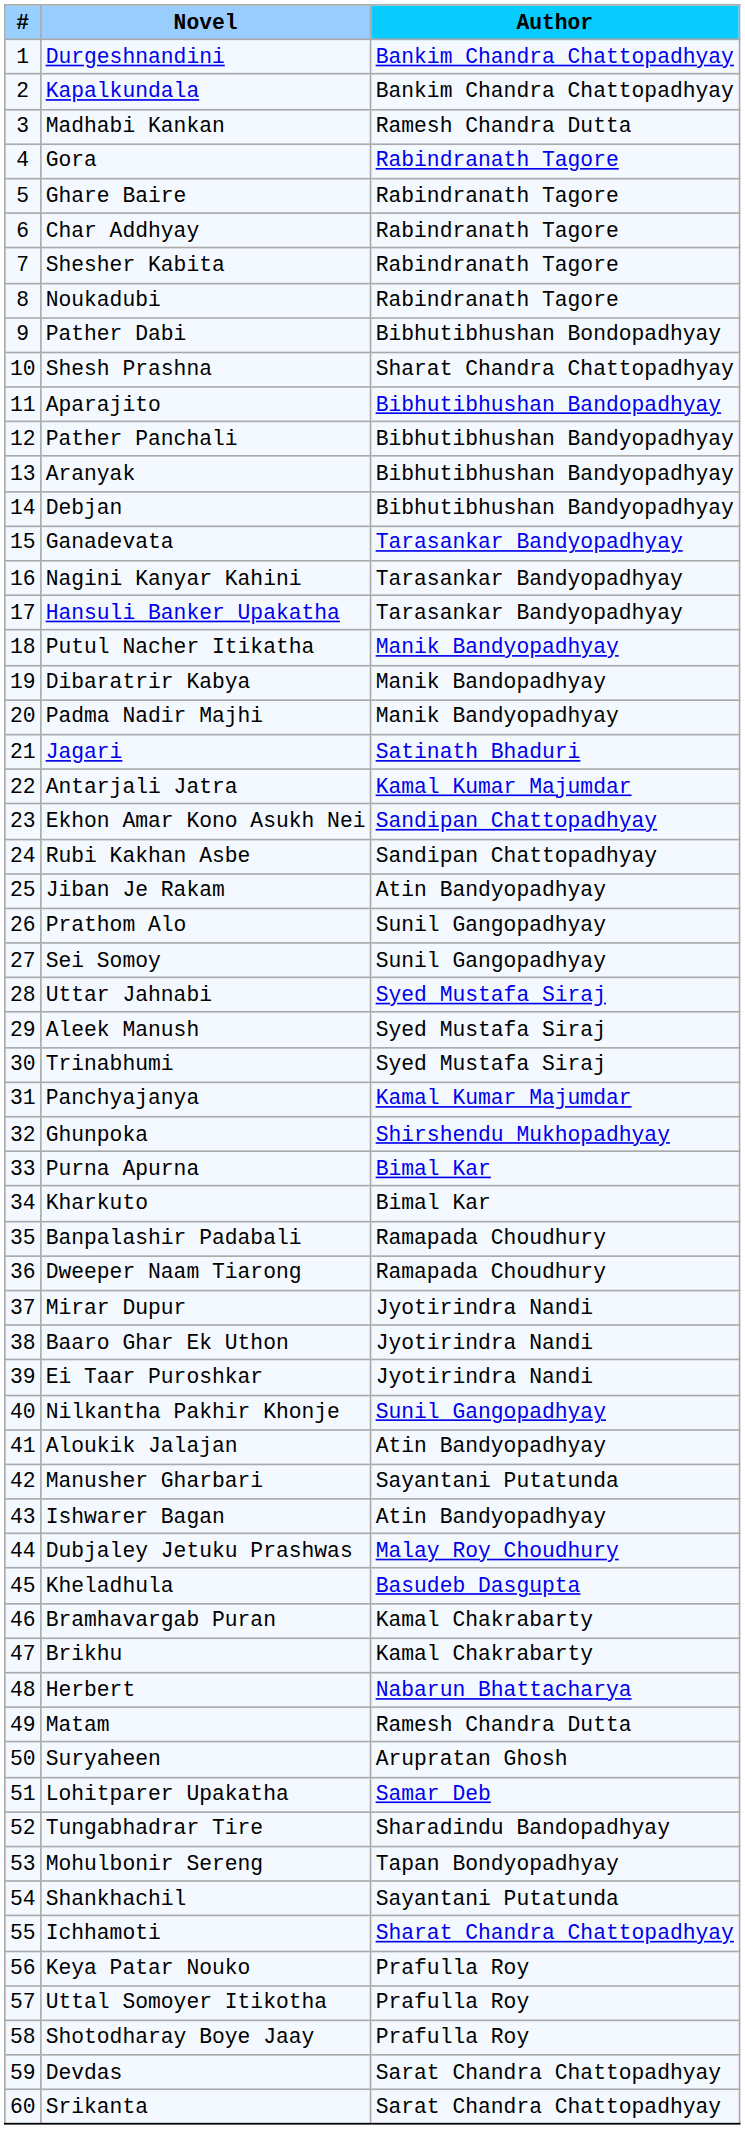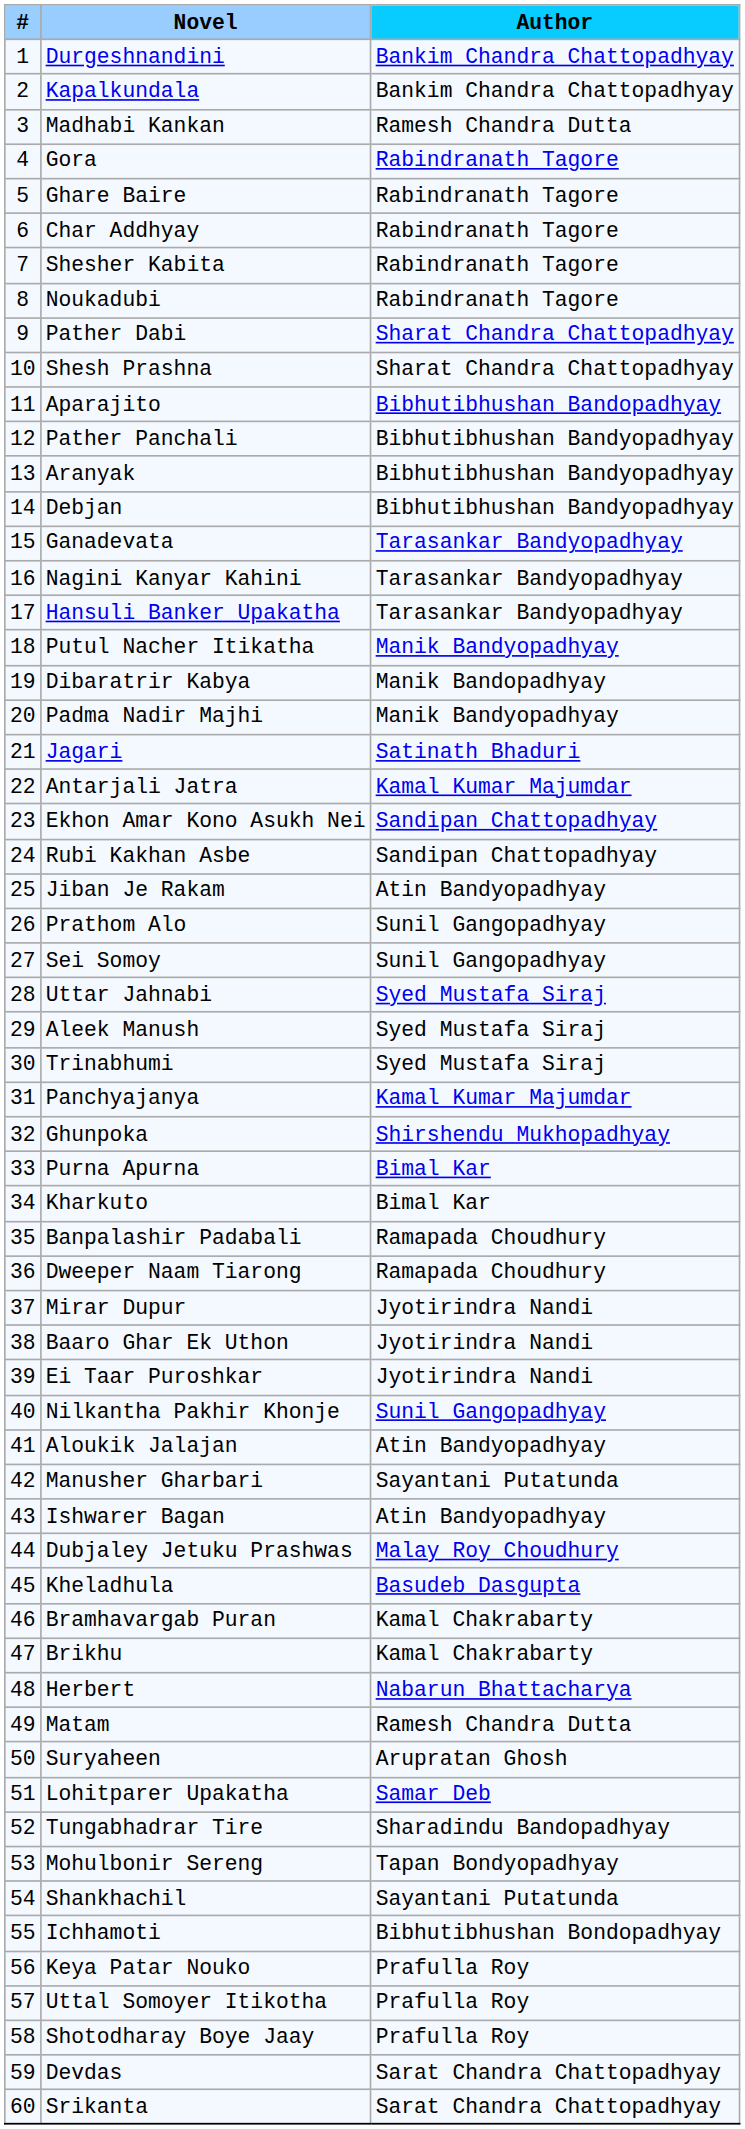(548, 335) Bibhutibhushan Bondopadhyay -> (555, 335) Sharat Chandra Chattopadhyay
(555, 1933) Sharat Chandra Chattopadhyay -> (548, 1933) Bibhutibhushan Bondopadhyay
